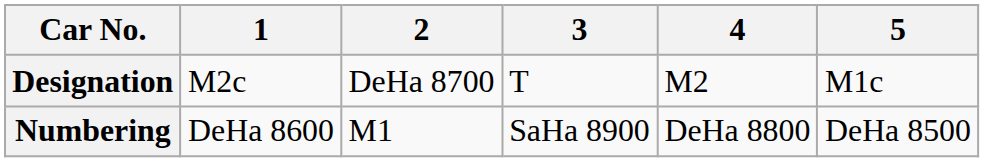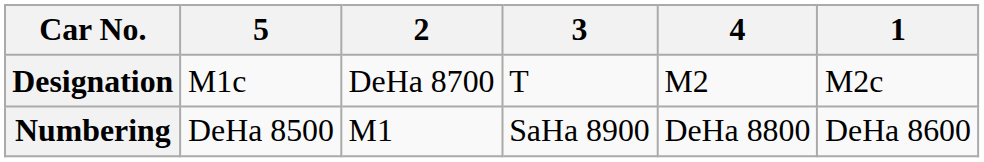columns swapped: (261, 29) <-> (898, 29)
